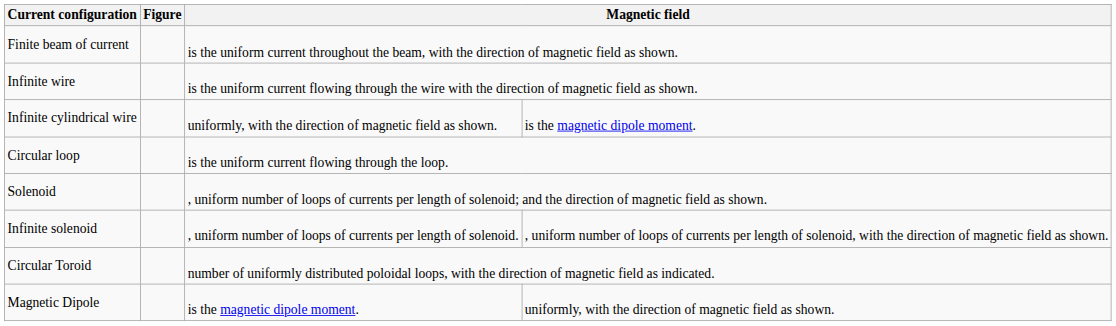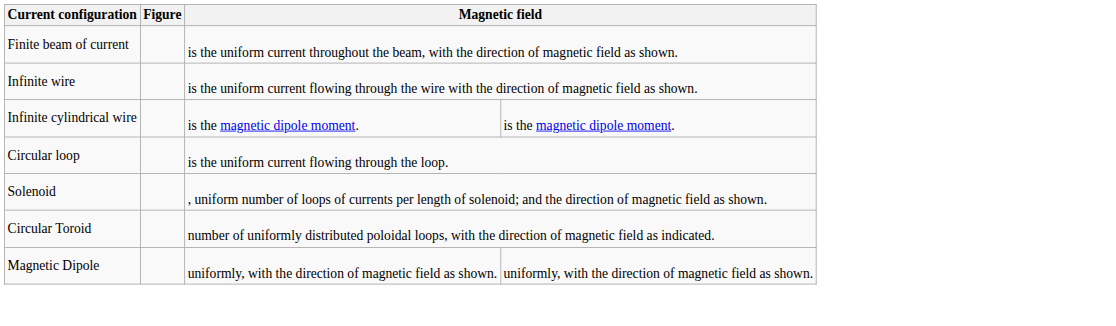(342, 125) uniformly, with the direction of magnetic field as shown. -> (273, 125) is the magnetic dipole moment.
- row: (52, 228)
(273, 310) is the magnetic dipole moment. -> (342, 273) uniformly, with the direction of magnetic field as shown.
